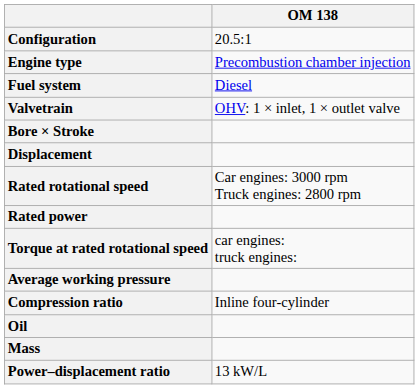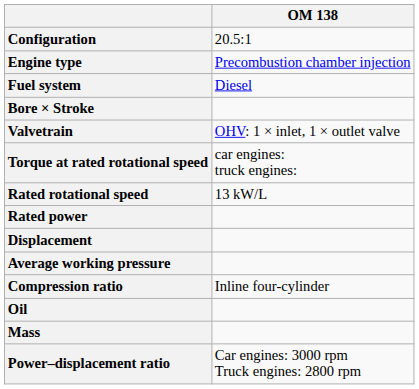rows swapped: (40, 108) <-> (51, 131)
rows swapped: (50, 154) <-> (108, 248)
(288, 185) Car engines: 3000 rpm Truck engines: 2800 rpm -> (241, 194) 13 kW/L
(241, 372) 13 kW/L -> (288, 363) Car engines: 3000 rpm Truck engines: 2800 rpm
